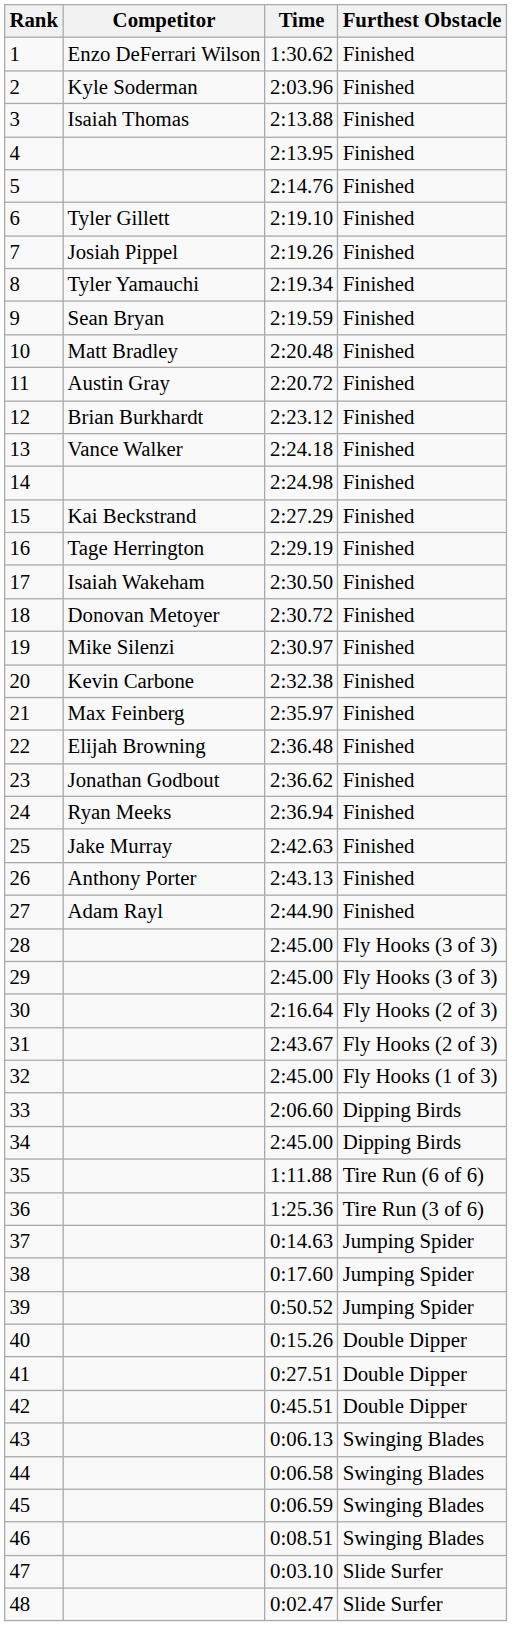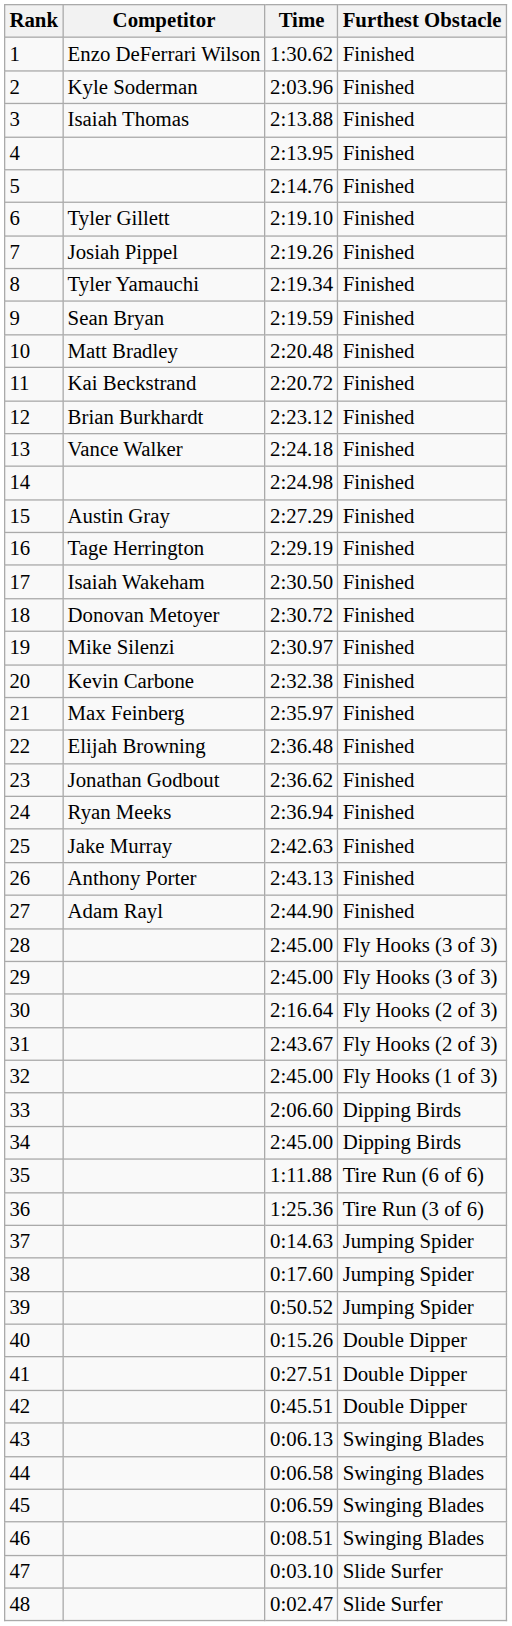(119, 383) Austin Gray -> (132, 383) Kai Beckstrand
(132, 515) Kai Beckstrand -> (119, 515) Austin Gray
